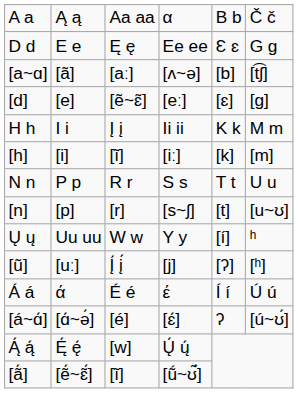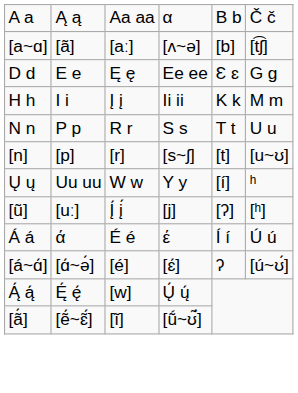rows swapped: (28, 73) <-> (22, 45)
- row: (18, 100)
- row: (18, 155)
